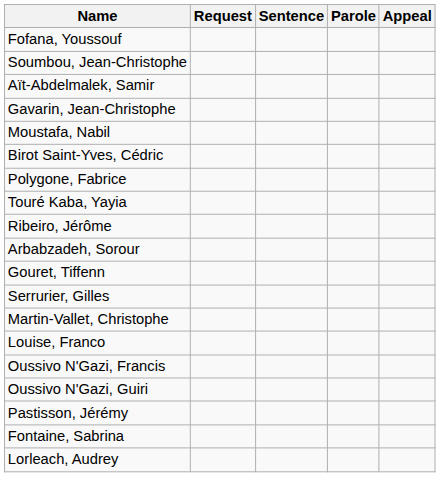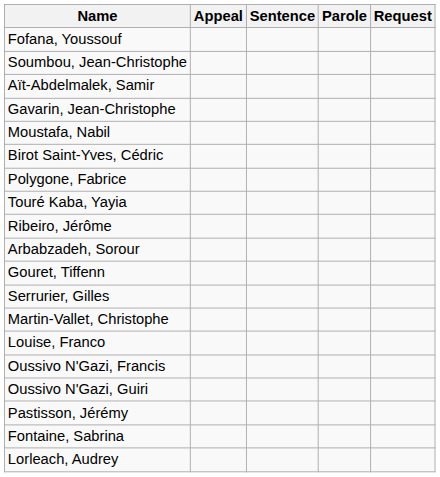columns swapped: (223, 16) <-> (407, 16)
